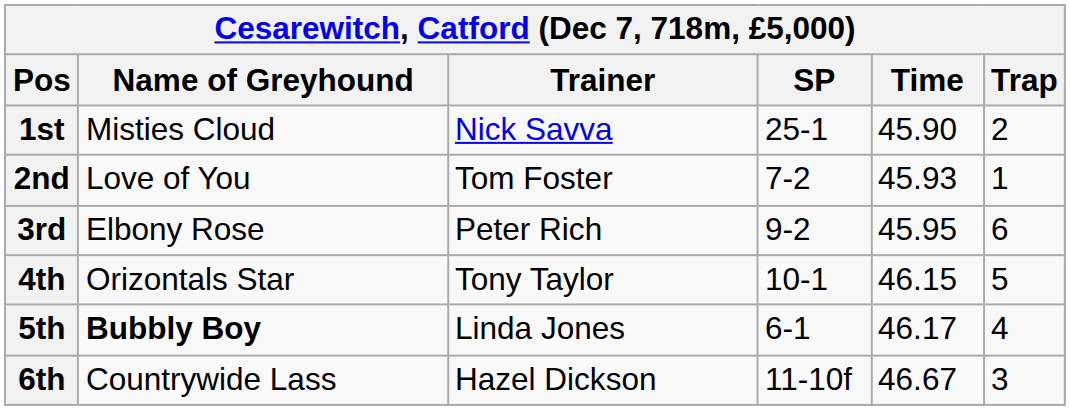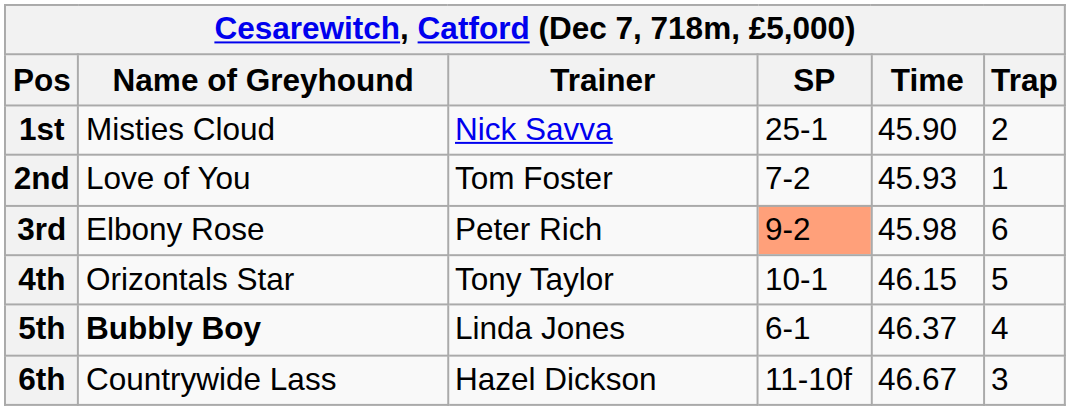(788, 229) no background -> (788, 229) lightsalmon background
(918, 229) 45.95 -> (918, 229) 45.98
(918, 329) 46.17 -> (918, 329) 46.37
